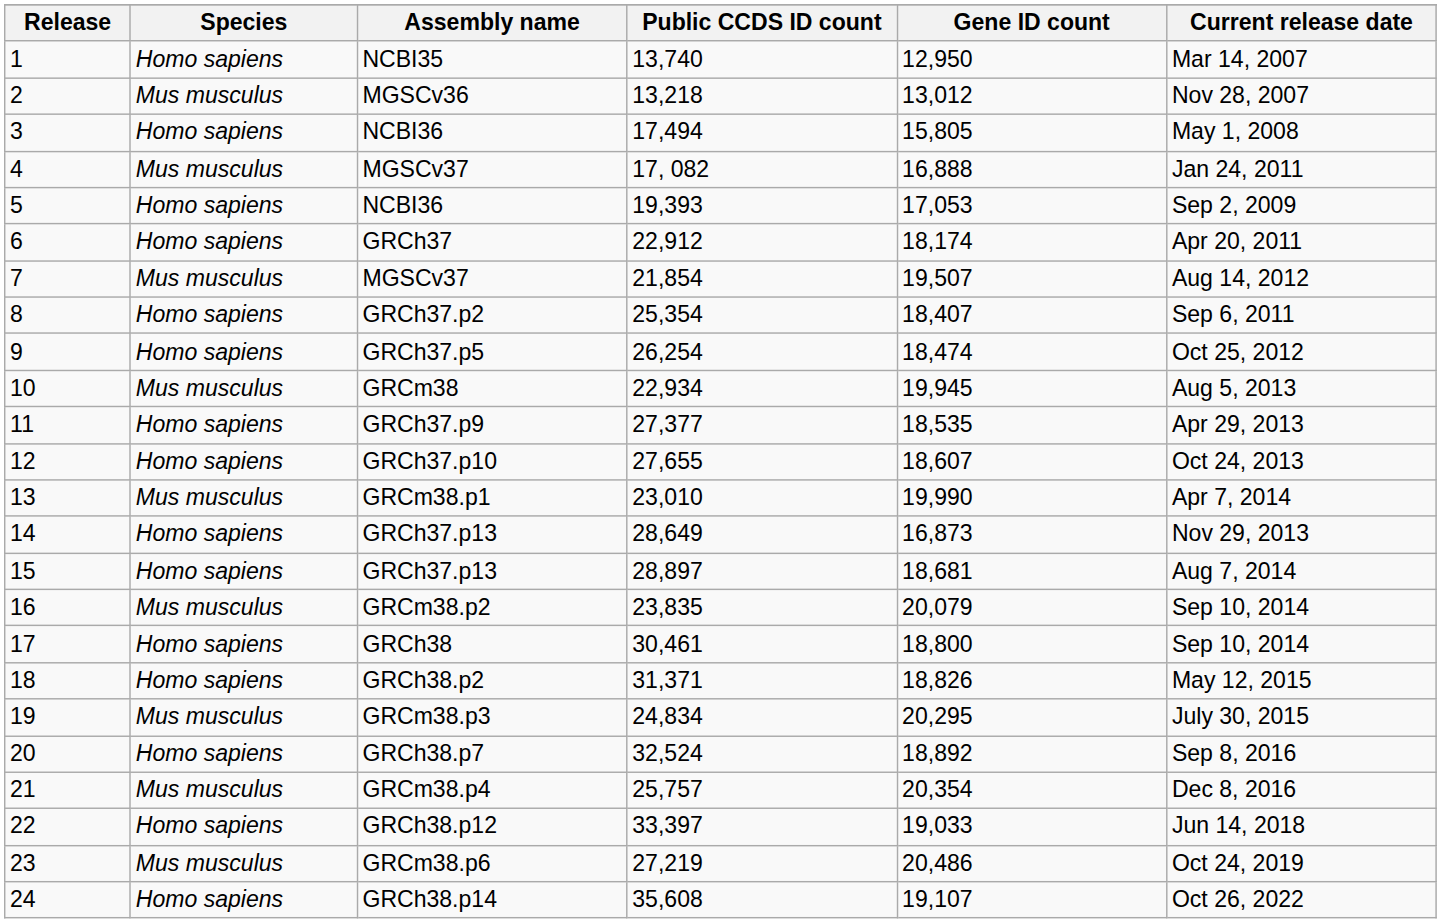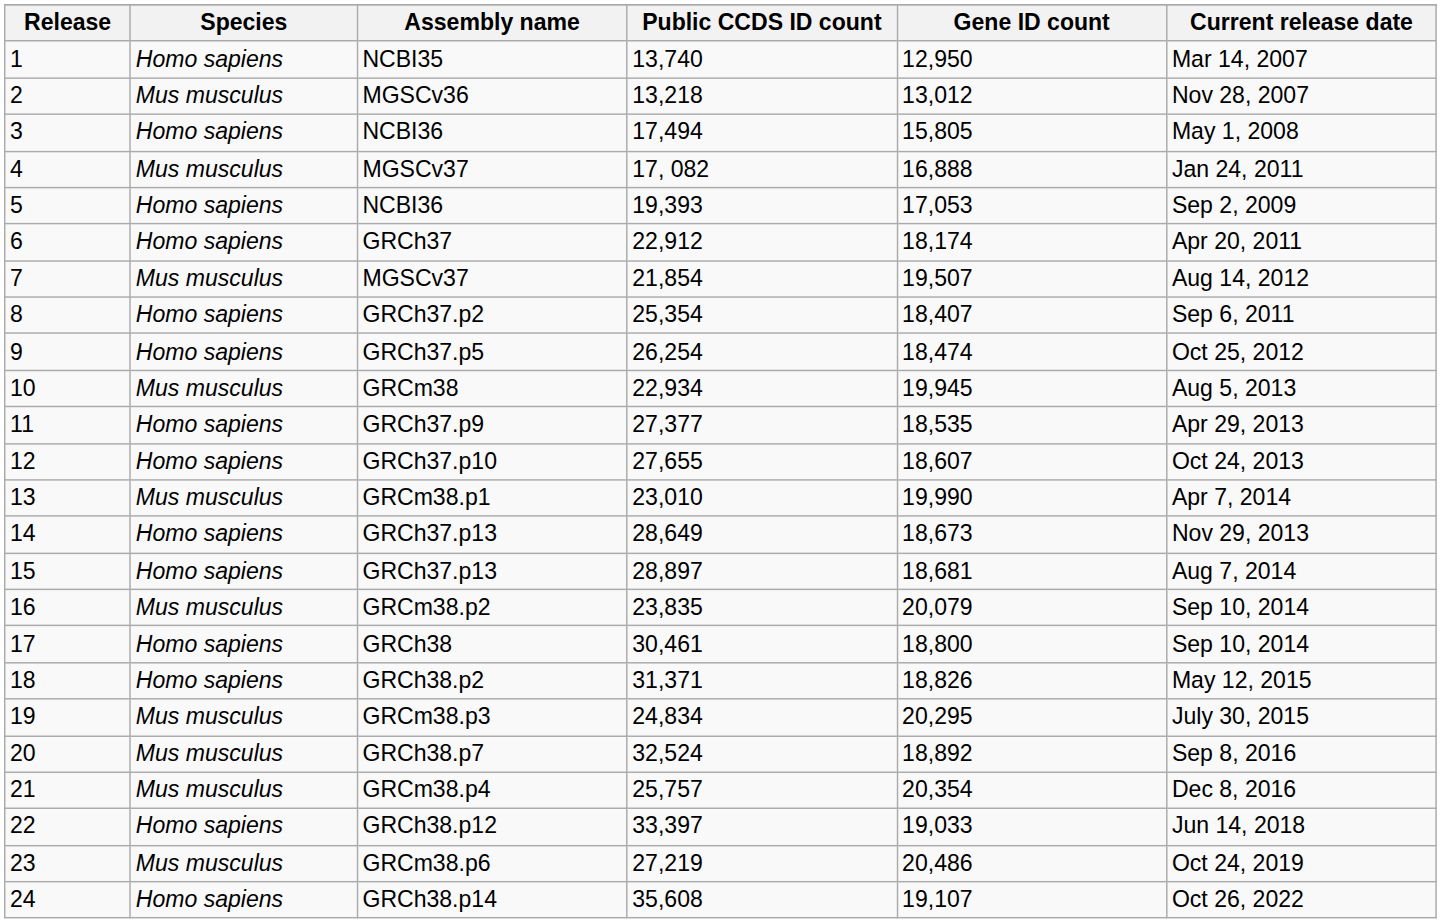(937, 534) 16,873 -> (937, 534) 18,673
(209, 753) Homo sapiens -> (209, 753) Mus musculus
